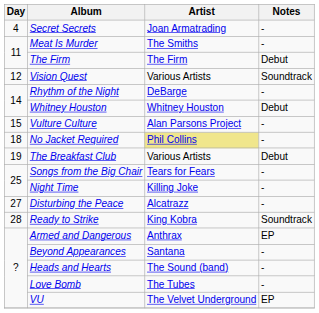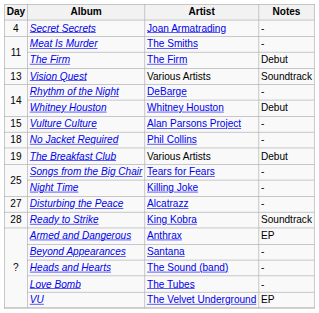(16, 76) 12 -> (16, 76) 13
(172, 140) khaki background -> (172, 140) no background
